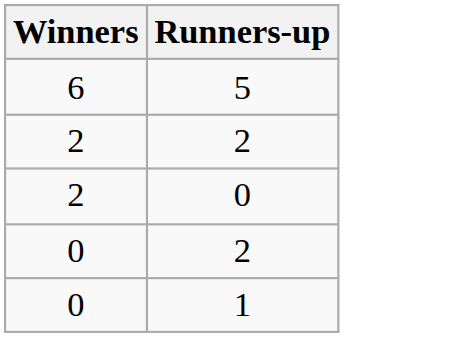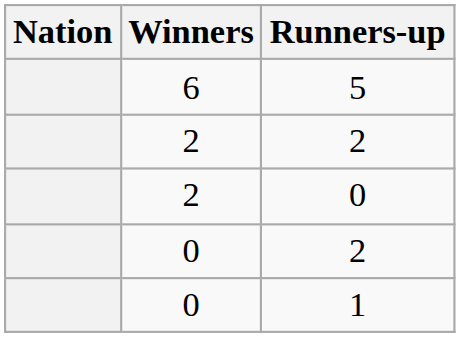+ column: (63, 31)
